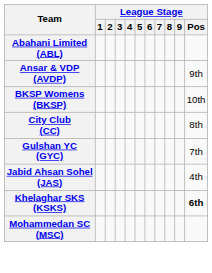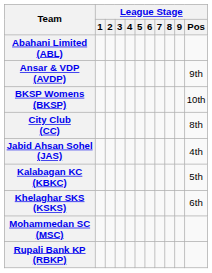- row: (50, 151)
+ row: (50, 177)
(196, 203) bold -> (196, 203) normal
+ row: (50, 254)
